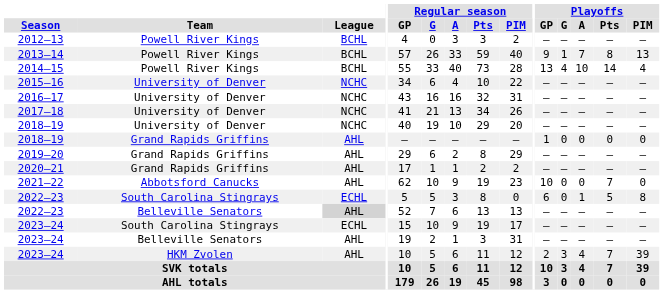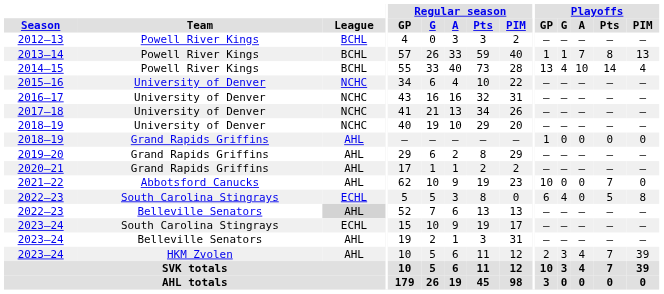(546, 54) 9 -> (546, 54) 1
(564, 197) 0 -> (564, 197) 4
(582, 197) 1 -> (582, 197) 0
